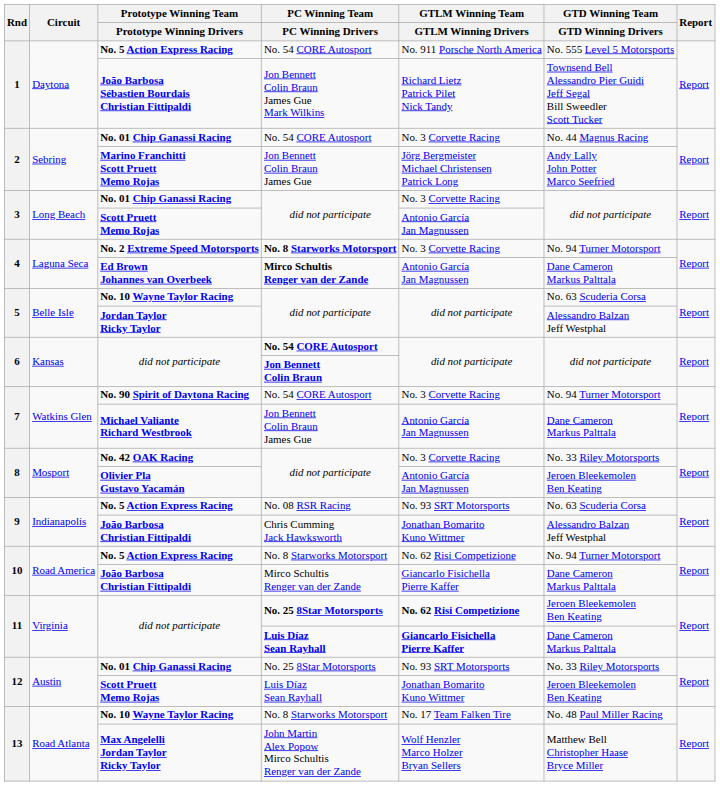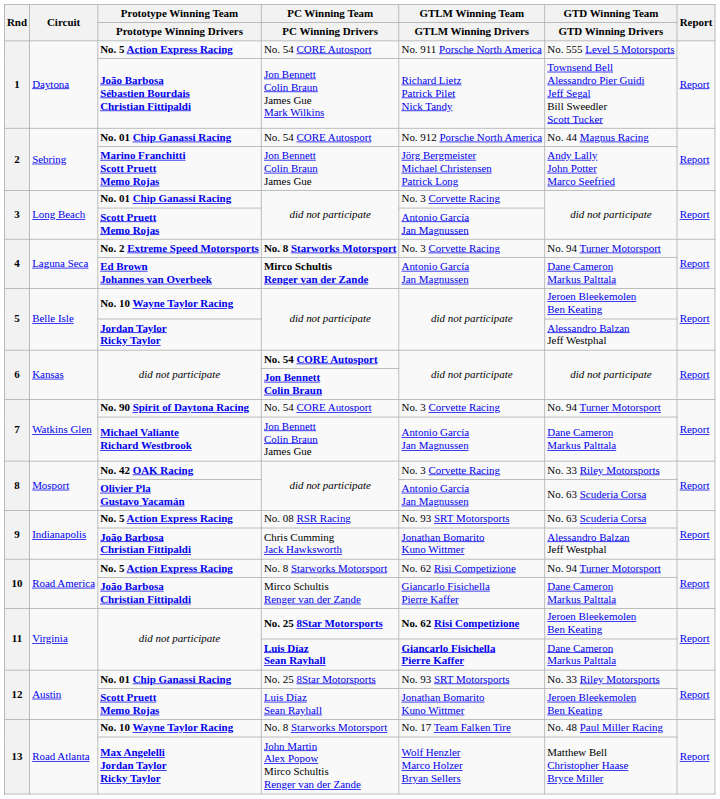(451, 137) No. 3 Corvette Racing -> (472, 137) No. 912 Porsche North America
(596, 297) No. 63 Scuderia Corsa -> (592, 304) Jeroen Bleekemolen Ben Keating
(591, 482) Jeroen Bleekemolen Ben Keating -> (597, 495) No. 63 Scuderia Corsa
